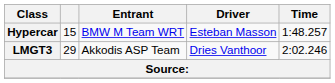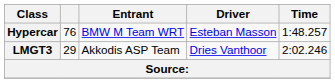(70, 32) 15 -> (70, 32) 76
